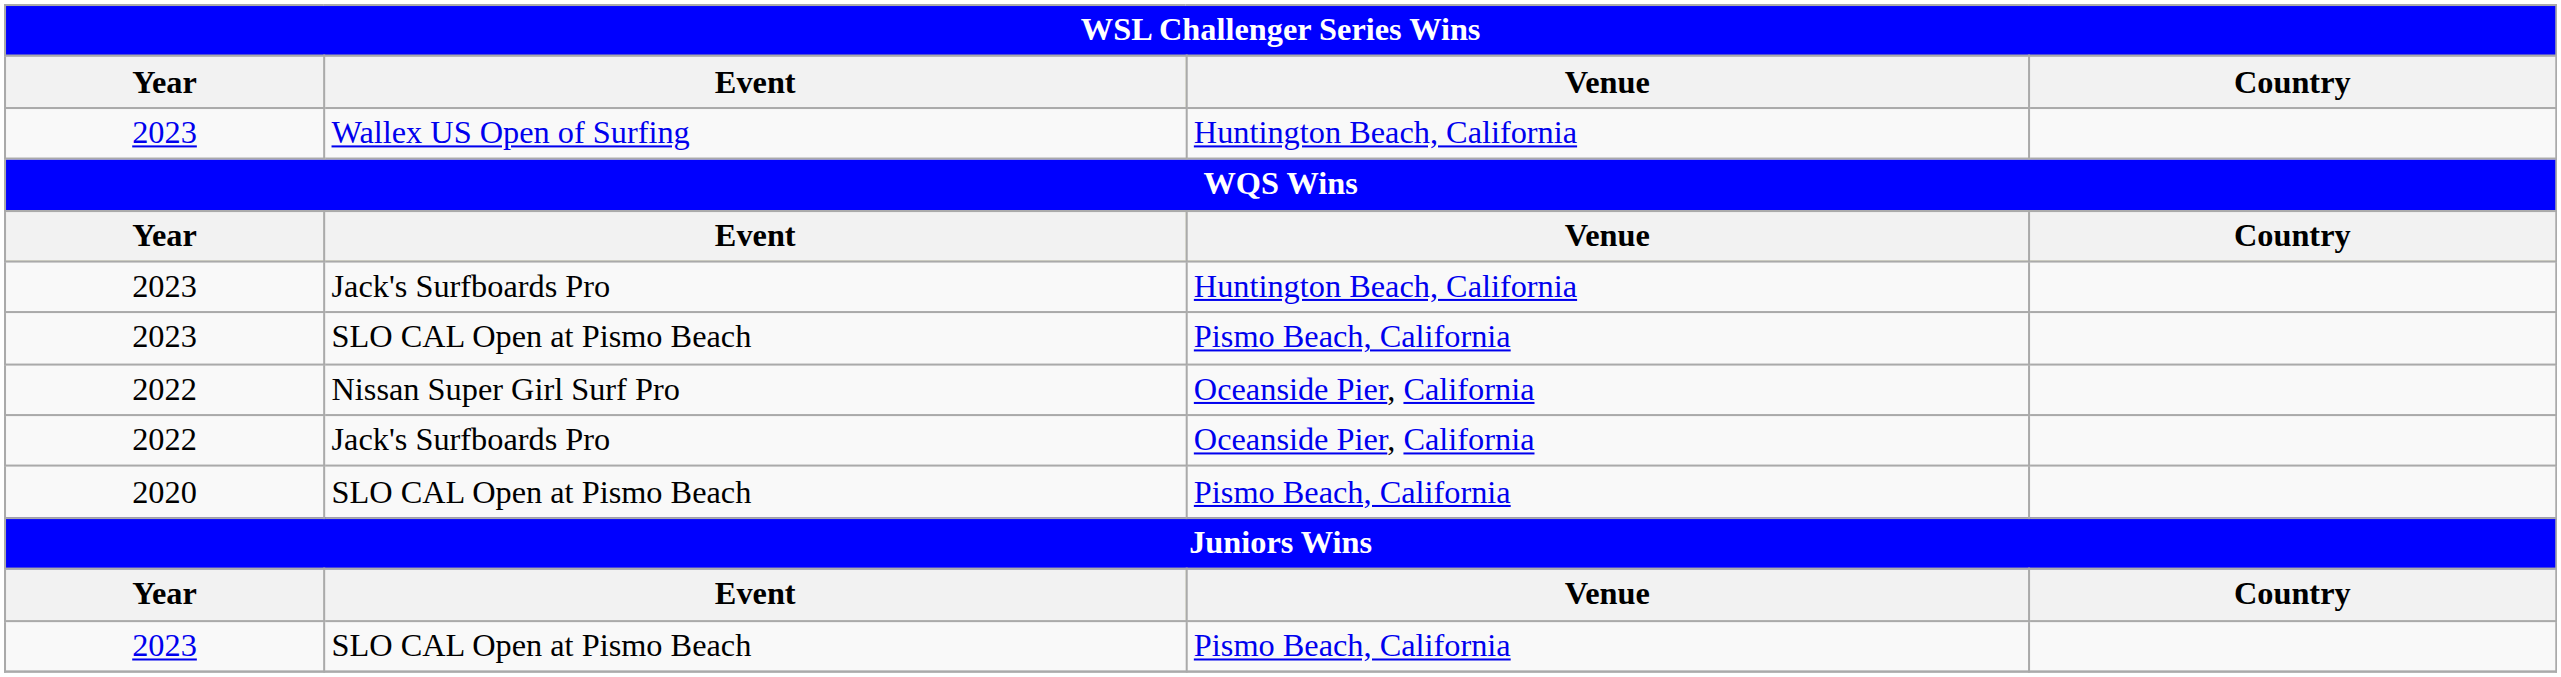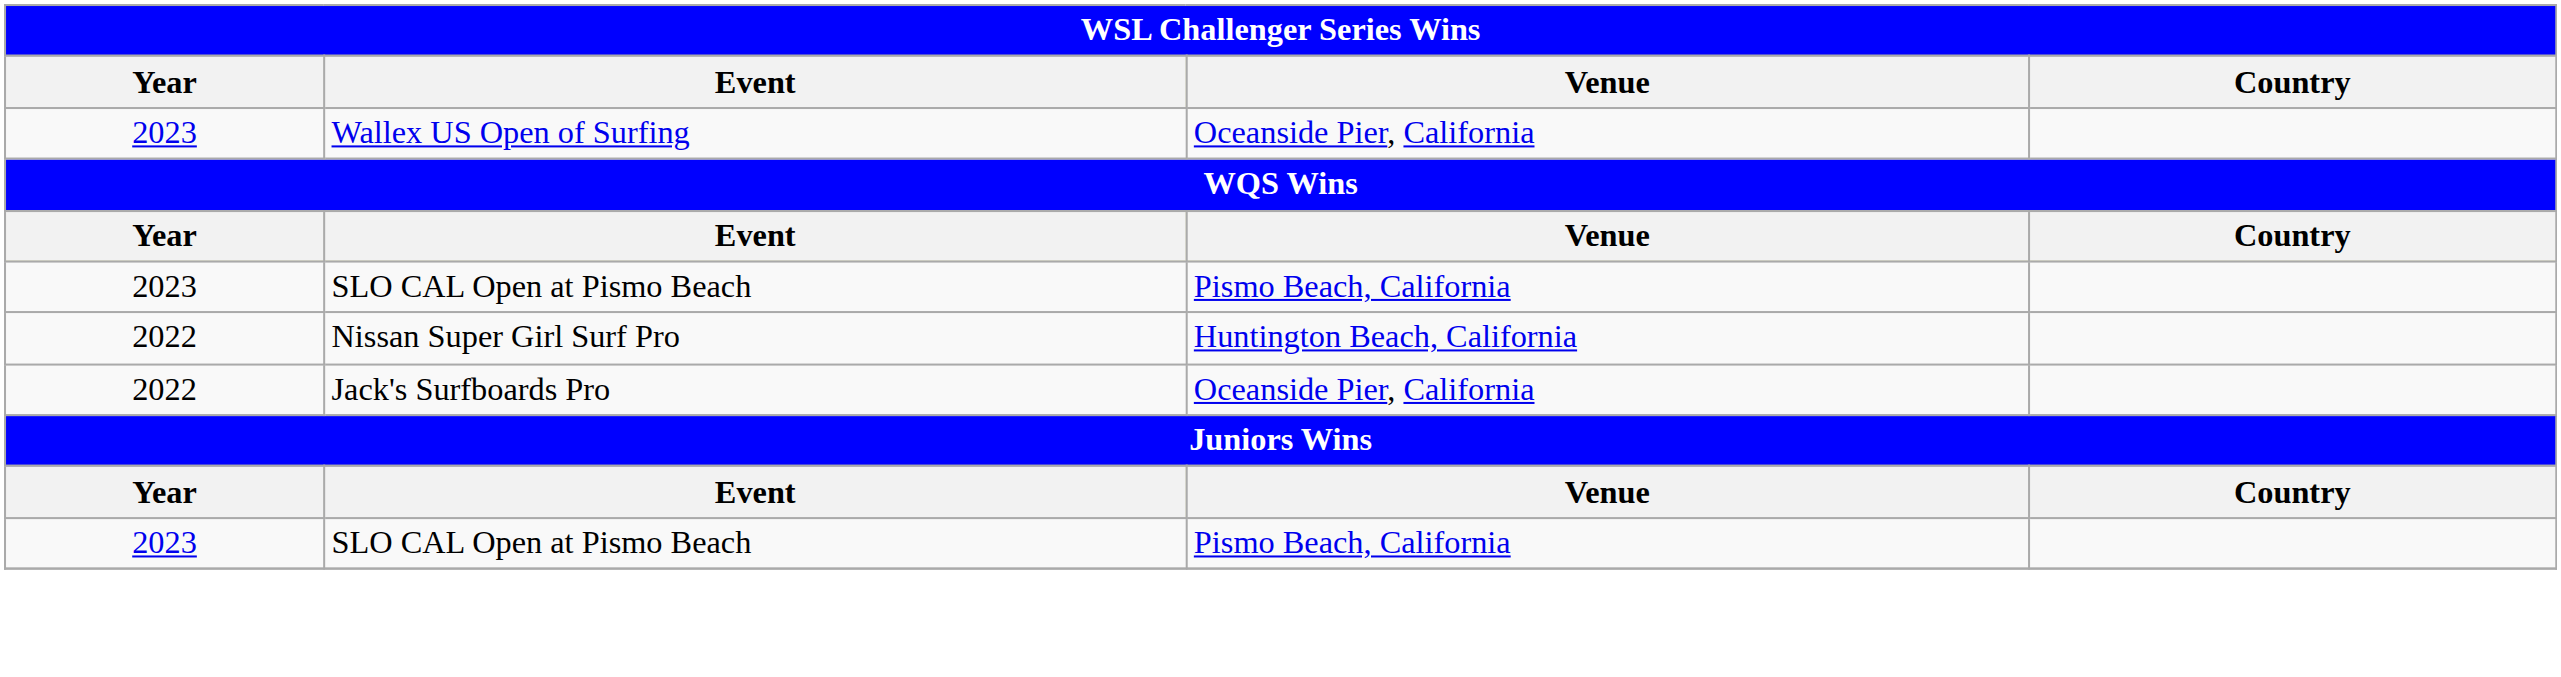(1385, 132) Huntington Beach, California -> (1364, 132) Oceanside Pier, California
- row: (165, 286)
(1364, 388) Oceanside Pier, California -> (1385, 337) Huntington Beach, California
- row: (165, 491)
